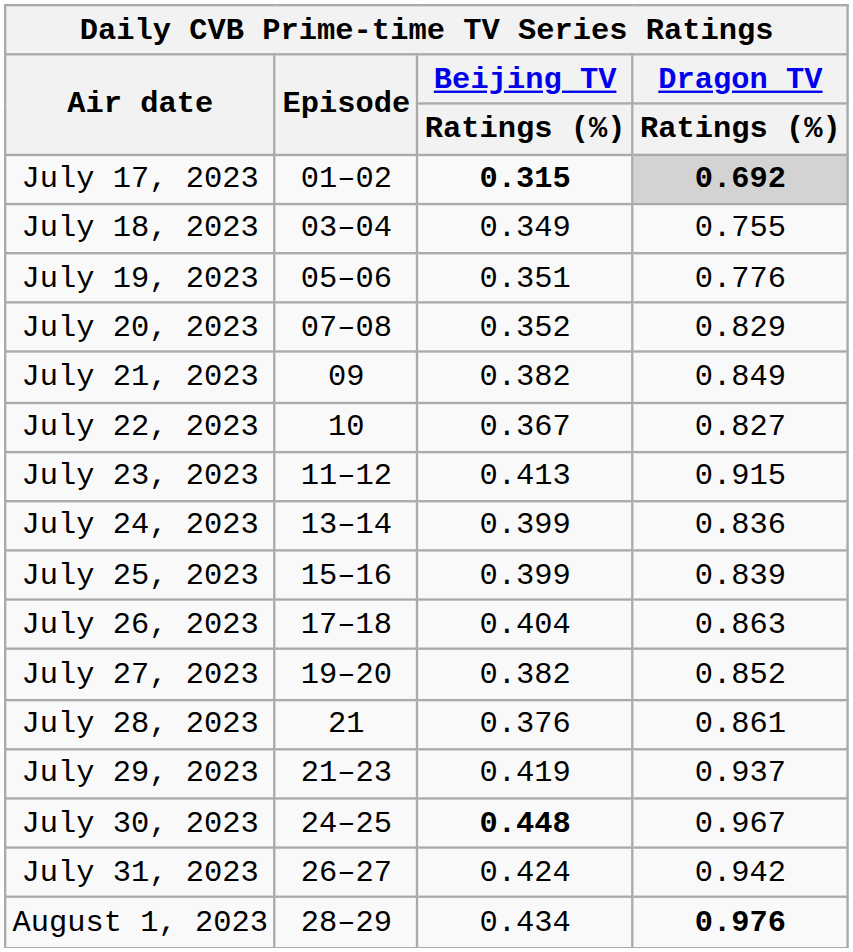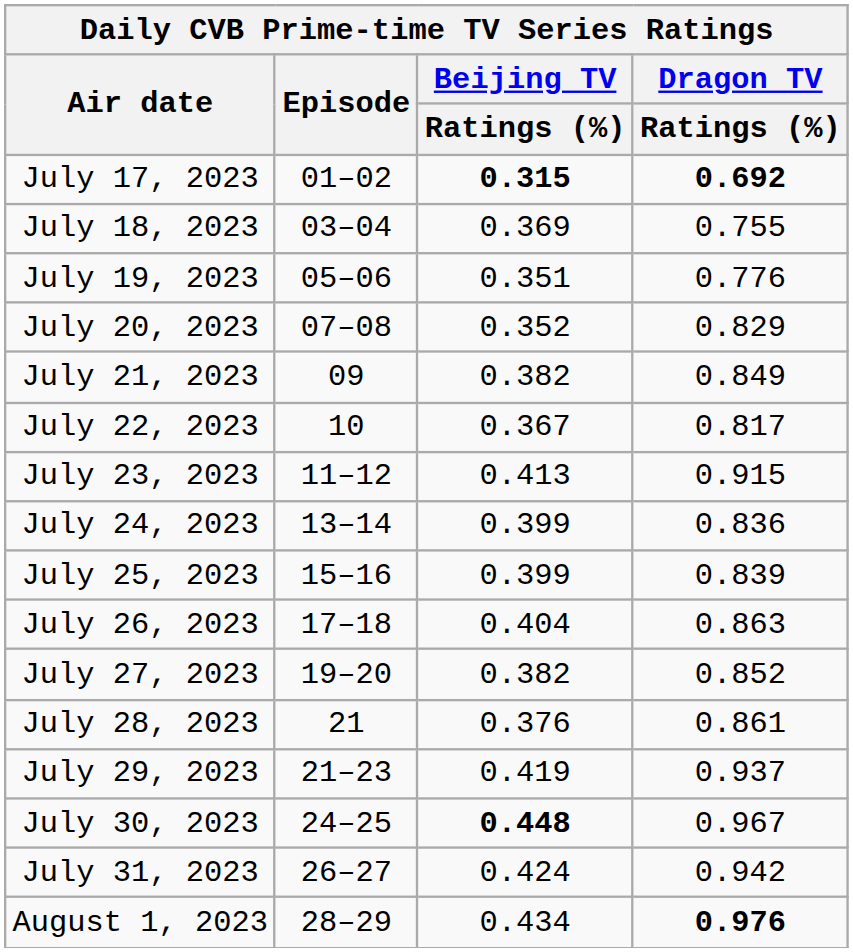(740, 179) lightgrey background -> (740, 179) no background
(525, 228) 0.349 -> (525, 228) 0.369
(740, 427) 0.827 -> (740, 427) 0.817
